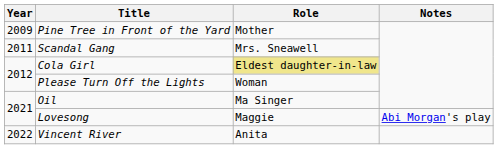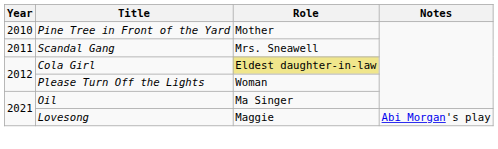(20, 30) 2009 -> (20, 30) 2010
- row: (79, 135)
